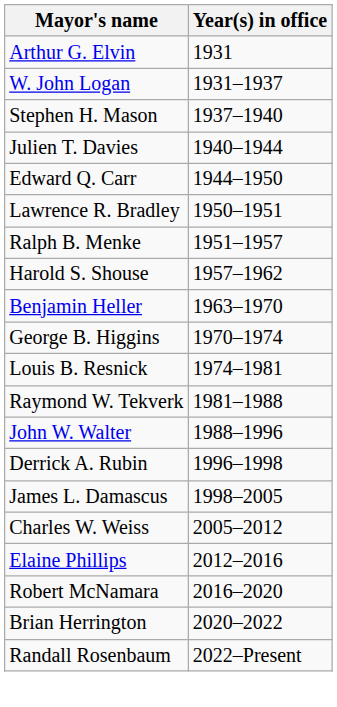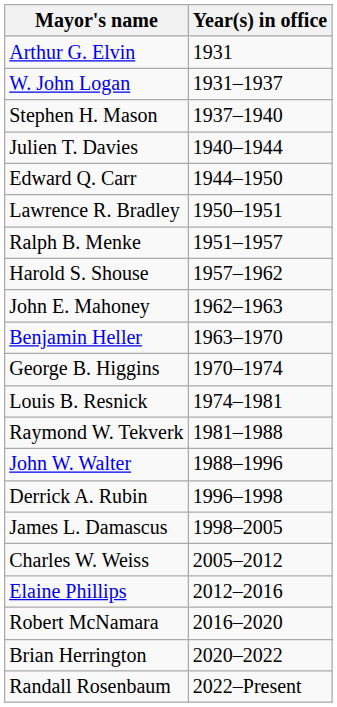+ row: (80, 305)
